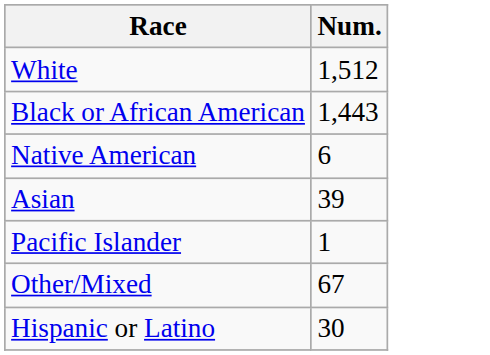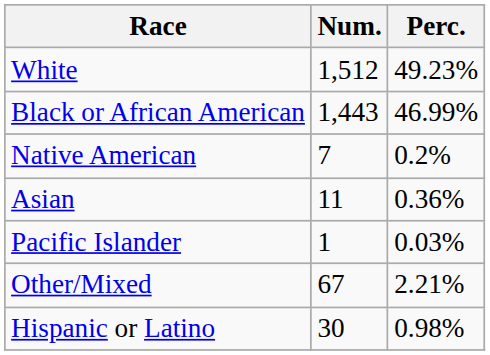+ column: (436, 26)
(324, 155) 6 -> (324, 155) 7
(331, 198) 39 -> (331, 198) 11
